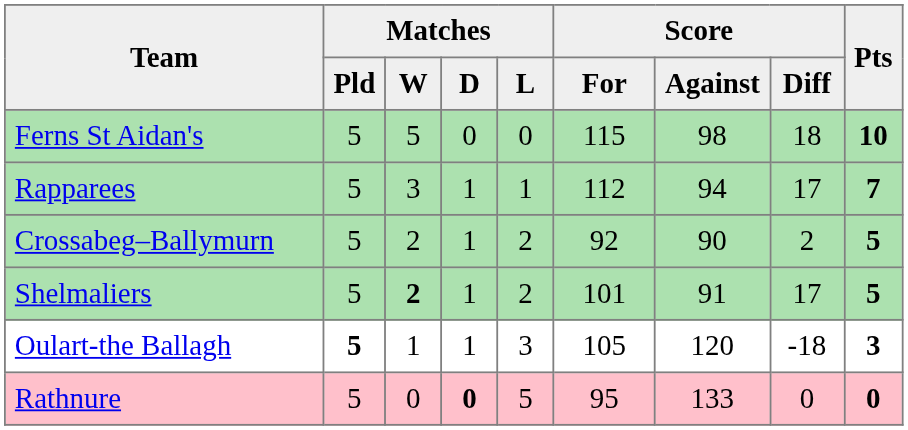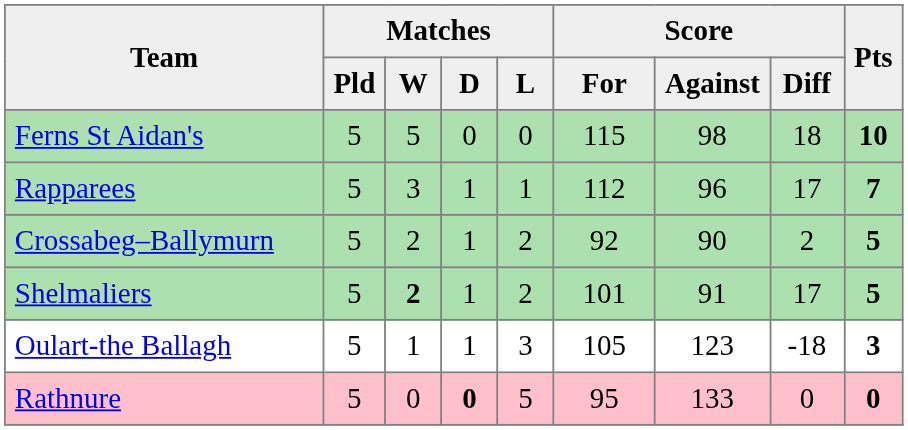(712, 188) 94 -> (712, 188) 96
(354, 345) bold -> (354, 345) normal
(712, 345) 120 -> (712, 345) 123
